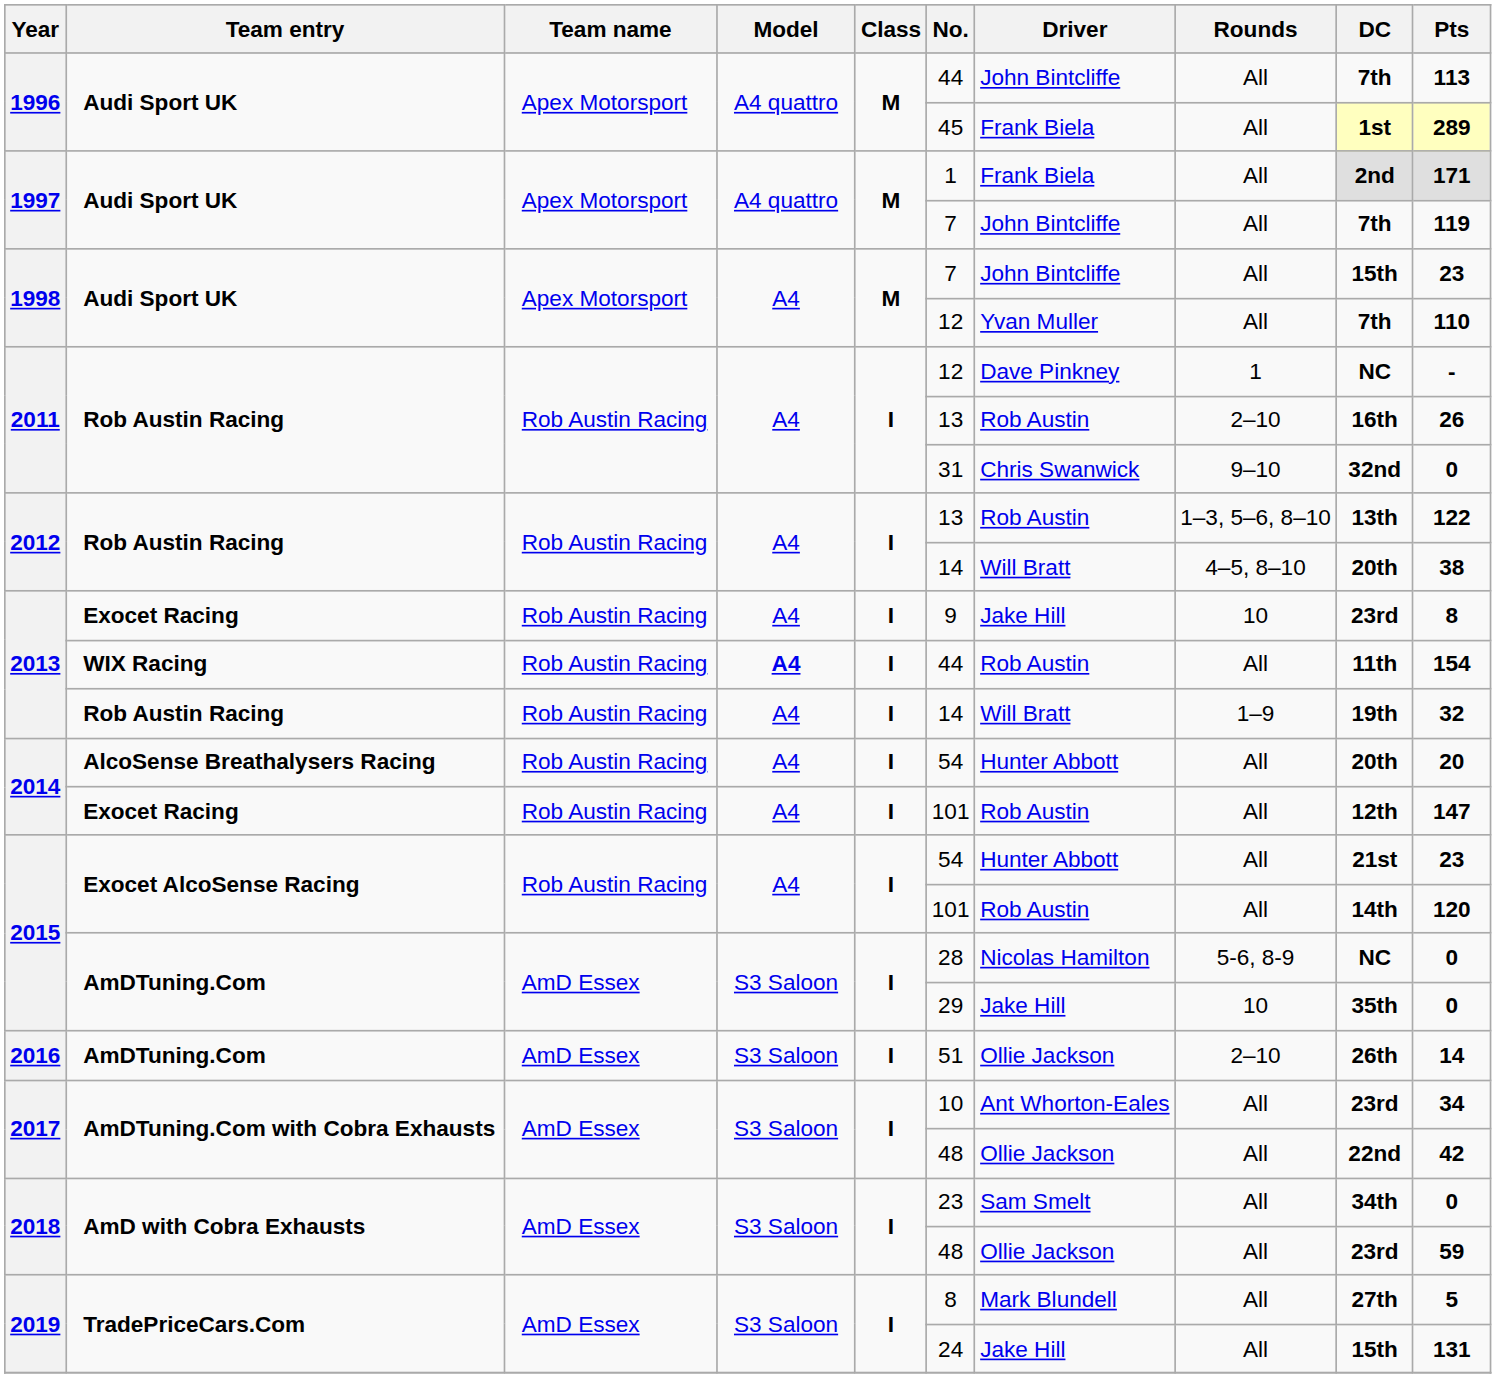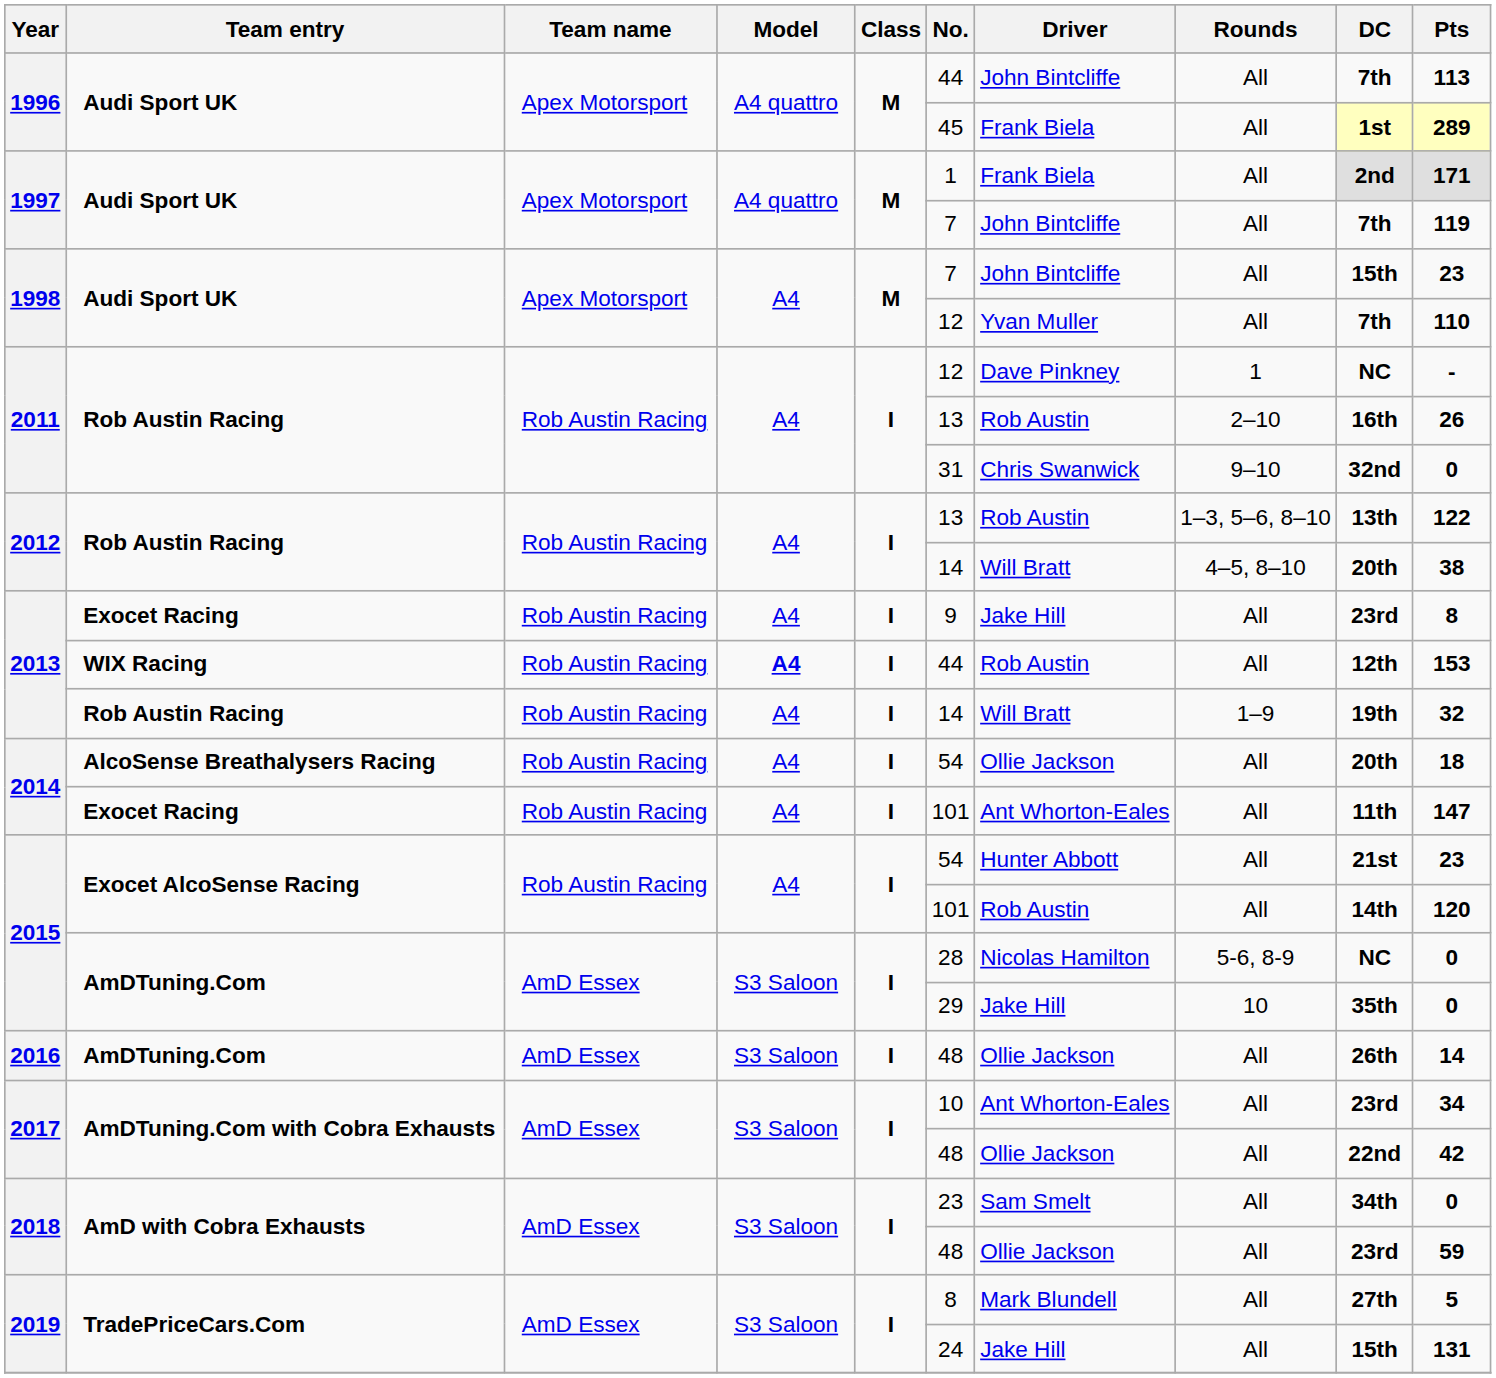(1256, 615) 10 -> (1256, 615) All
(1375, 664) 11th -> (1375, 664) 12th
(1452, 664) 154 -> (1452, 664) 153
(1049, 762) Hunter Abbott -> (1047, 762) Ollie Jackson
(1452, 762) 20 -> (1452, 762) 18
(1035, 811) Rob Austin -> (1075, 811) Ant Whorton-Eales
(1375, 811) 12th -> (1375, 811) 11th
(951, 1055) 51 -> (951, 1055) 48
(1256, 1055) 2–10 -> (1256, 1055) All
